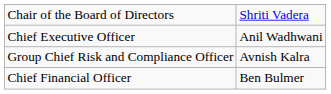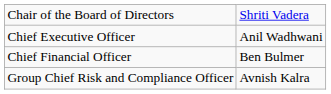rows swapped: (69, 78) <-> (120, 57)
